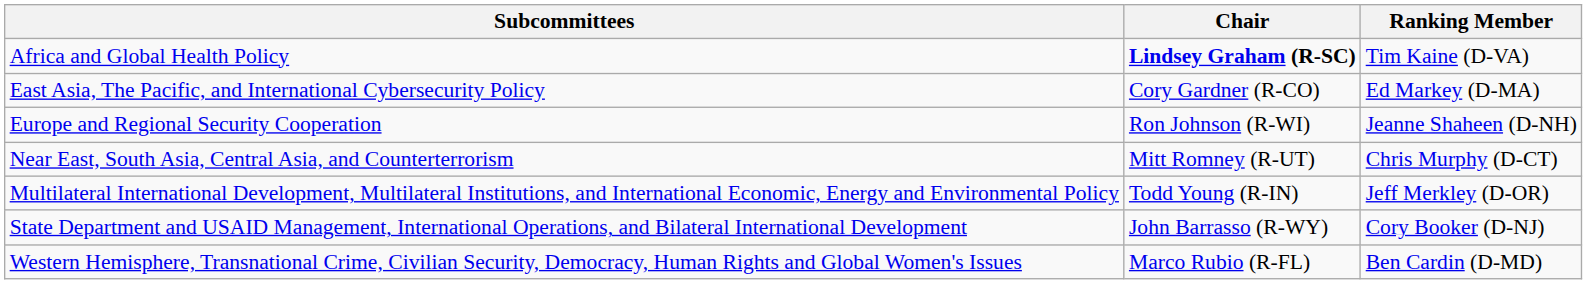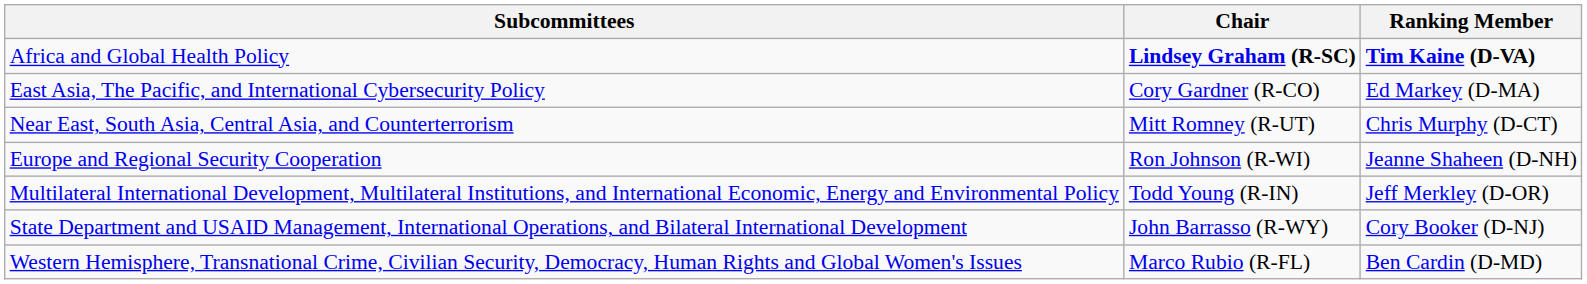(1447, 55) normal -> (1451, 55) bold
rows swapped: (196, 124) <-> (262, 158)
